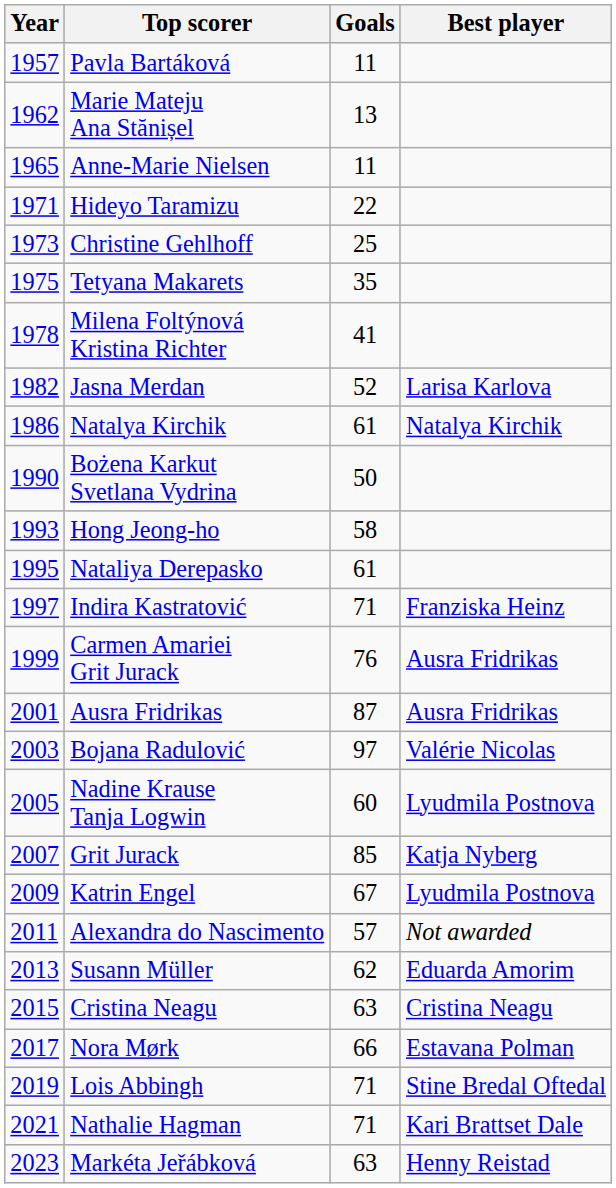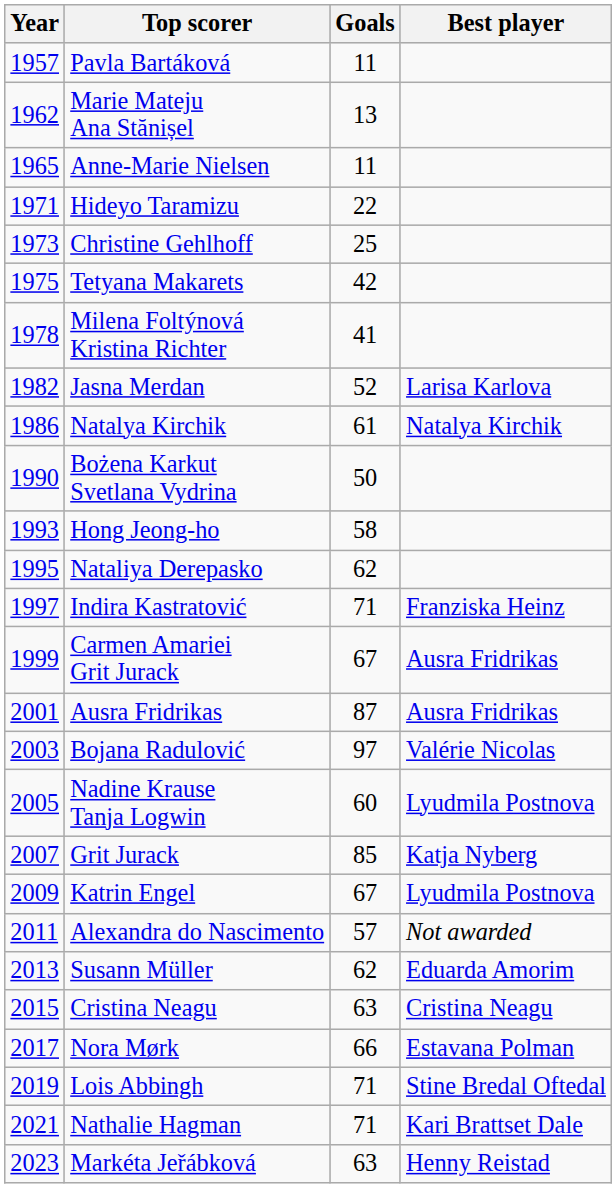(365, 282) 35 -> (365, 282) 42
(365, 568) 61 -> (365, 568) 62
(365, 659) 76 -> (365, 659) 67
